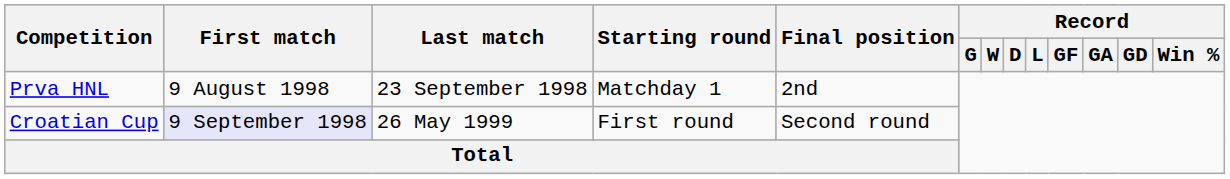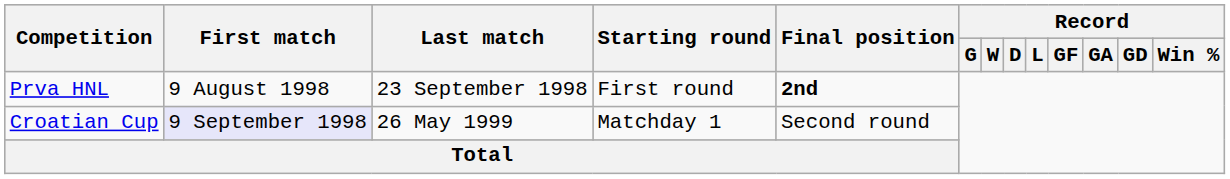(659, 89) Matchday 1 -> (666, 89) First round
(800, 89) normal -> (800, 89) bold
(666, 123) First round -> (659, 123) Matchday 1
